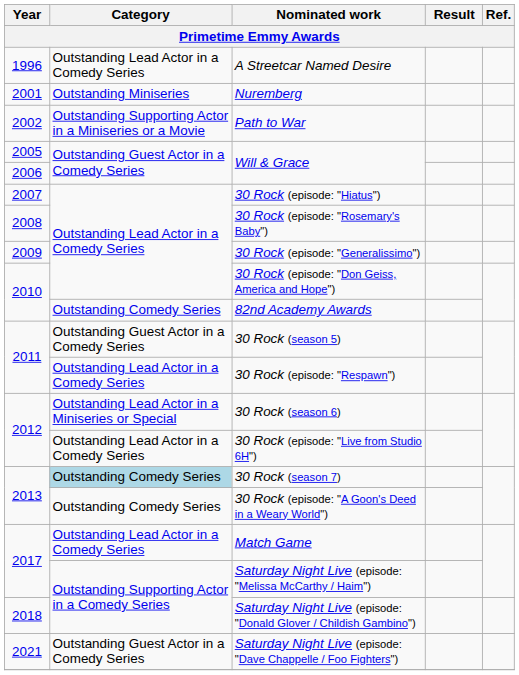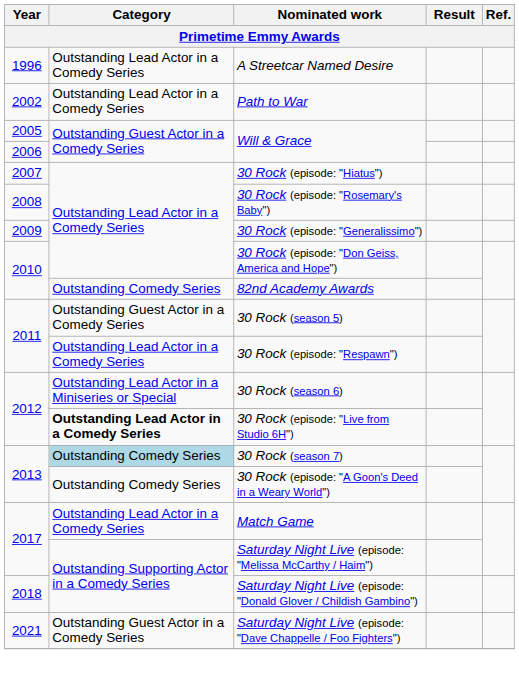- row: (27, 94)
(140, 123) Outstanding Supporting Actor in a Miniseries or a Movie -> (135, 101) Outstanding Lead Actor in a Comedy Series
(135, 448) normal -> (136, 426) bold
